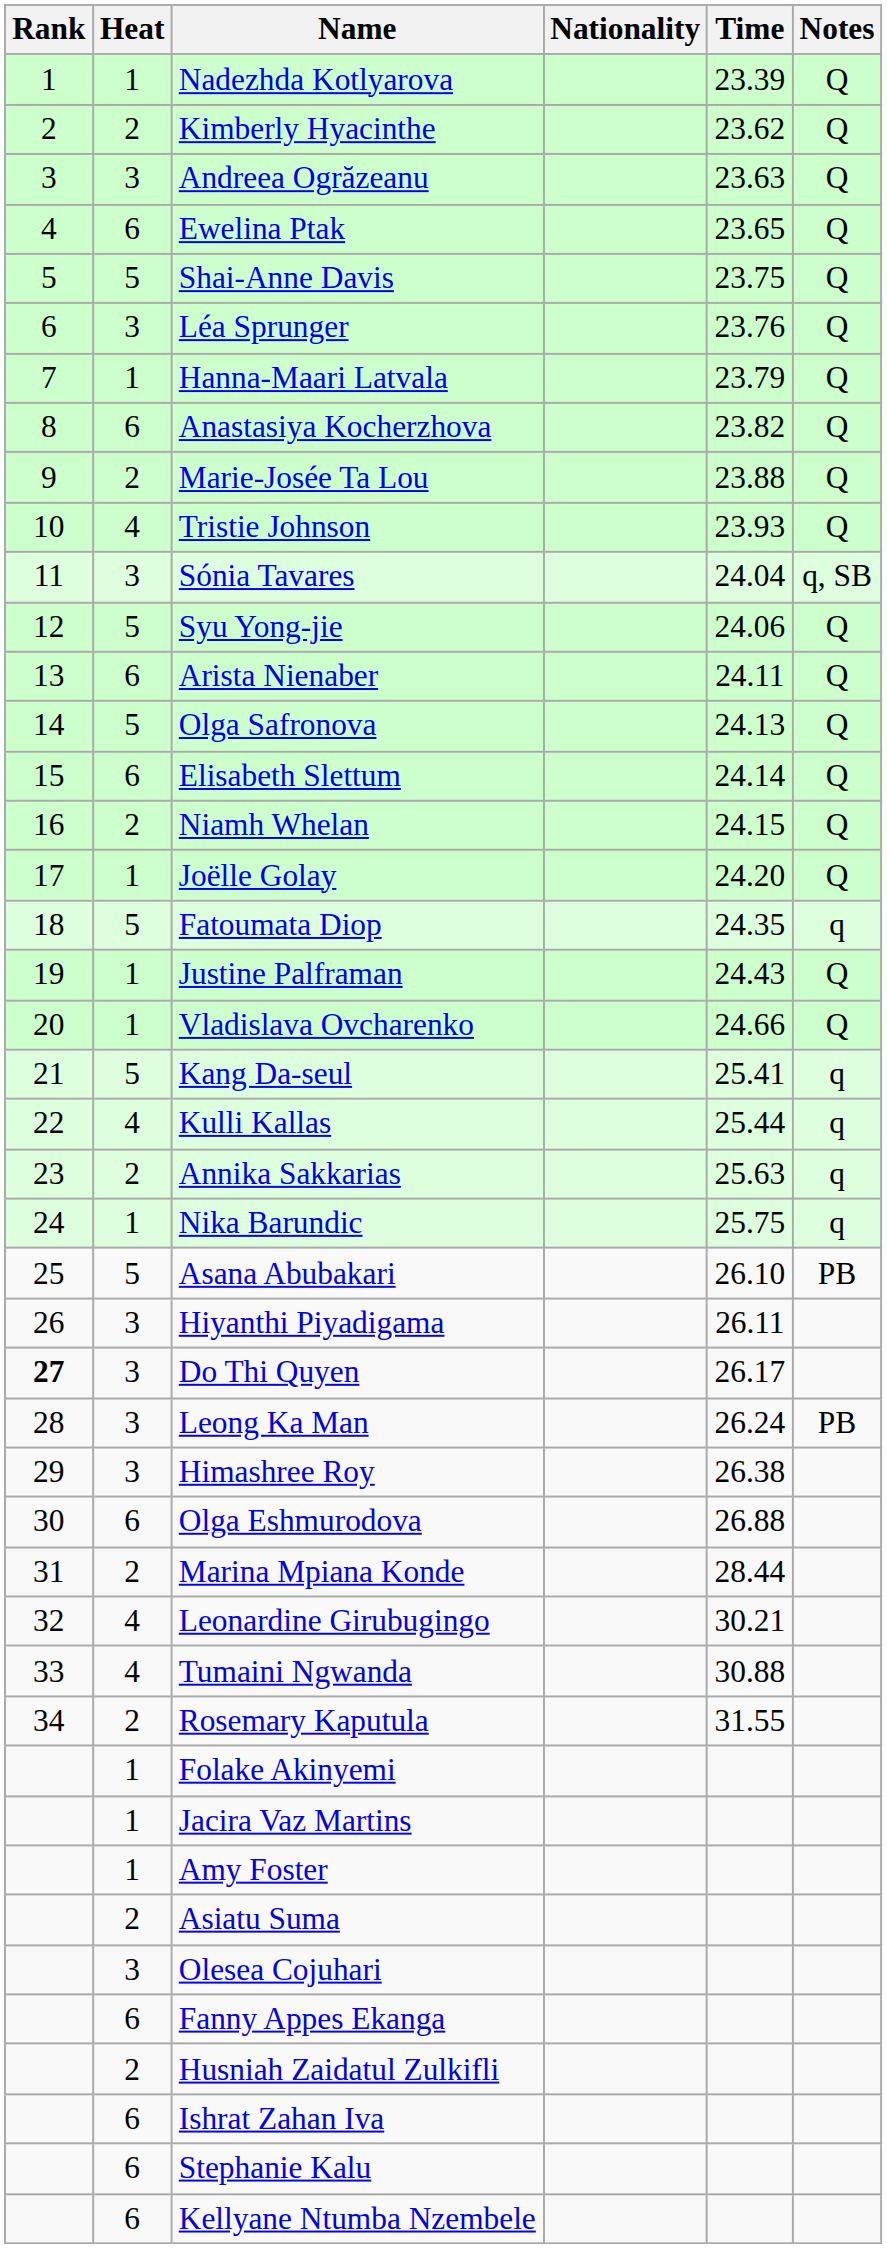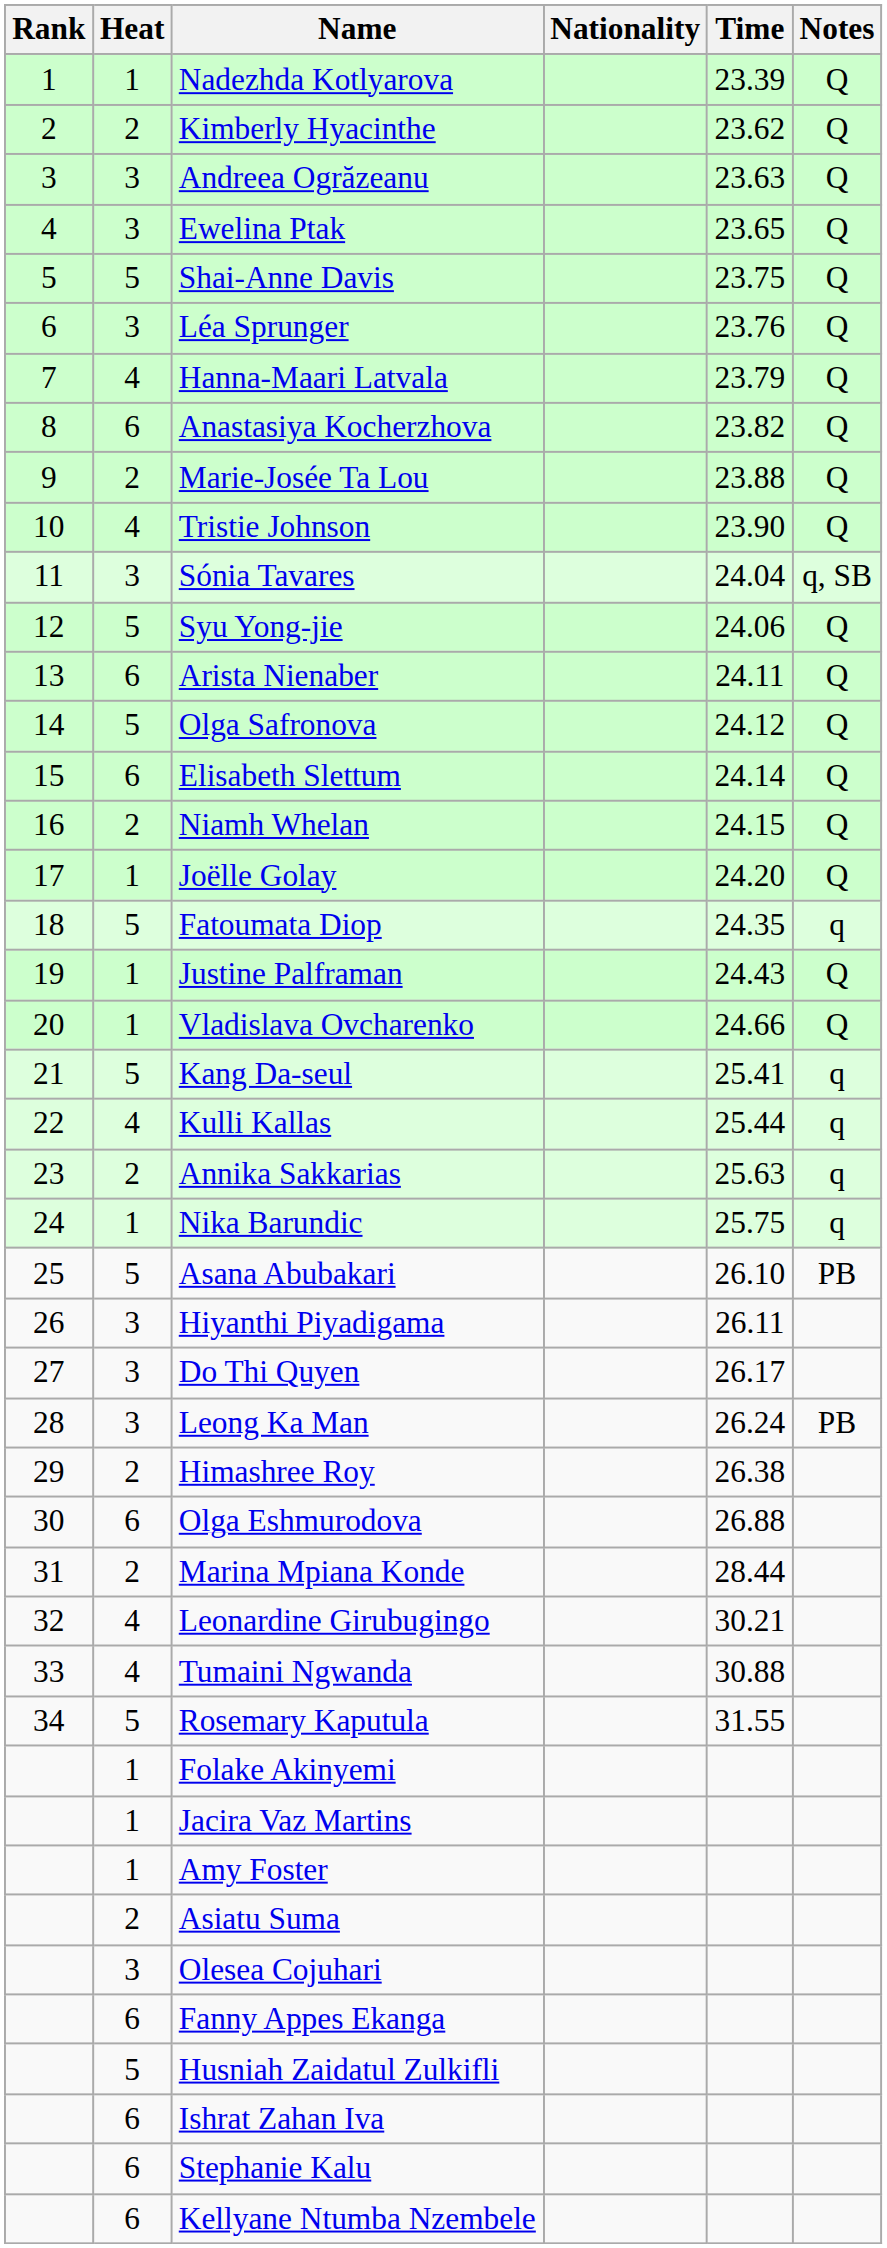(132, 228) 6 -> (132, 228) 3
(132, 377) 1 -> (132, 377) 4
(750, 526) 23.93 -> (750, 526) 23.90
(750, 725) 24.13 -> (750, 725) 24.12
(49, 1372) bold -> (49, 1372) normal
(132, 1471) 3 -> (132, 1471) 2
(132, 1720) 2 -> (132, 1720) 5
(132, 2068) 2 -> (132, 2068) 5
